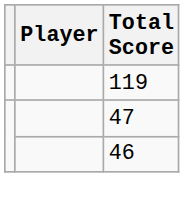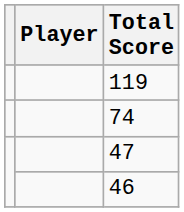+ row: (122, 118)
